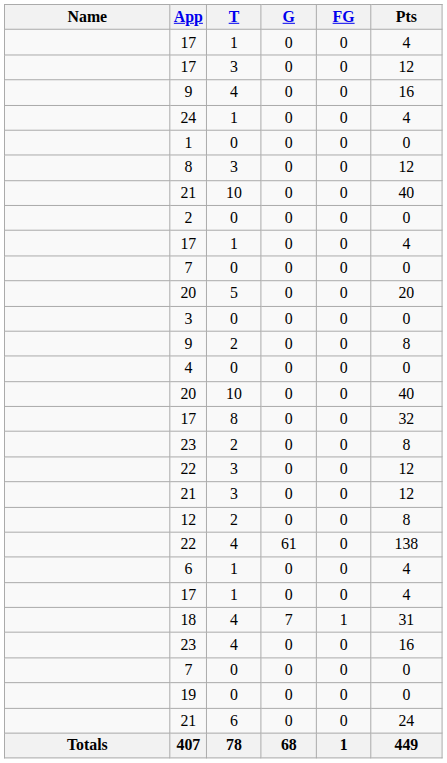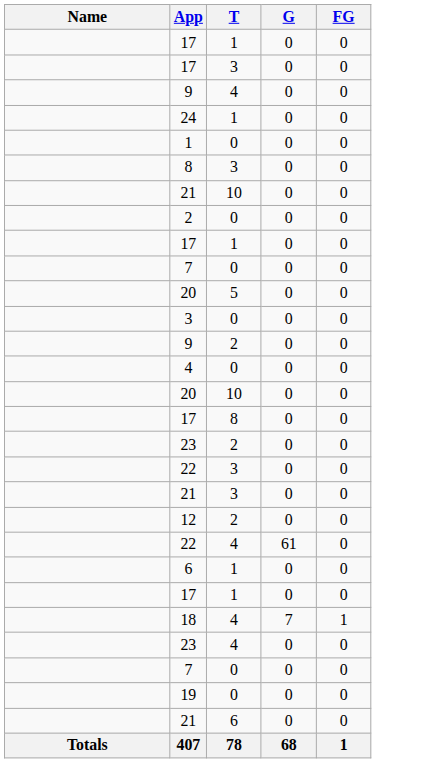- column: (406, 17)
